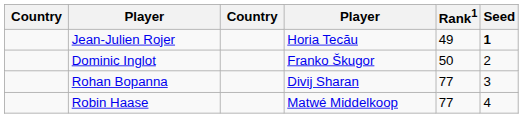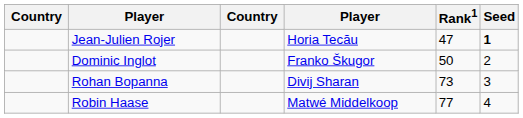(446, 39) 49 -> (446, 39) 47
(446, 81) 77 -> (446, 81) 73
